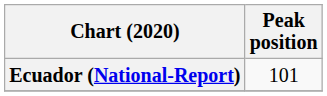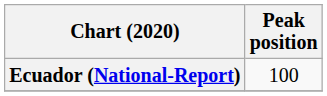(284, 74) 101 -> (284, 74) 100
